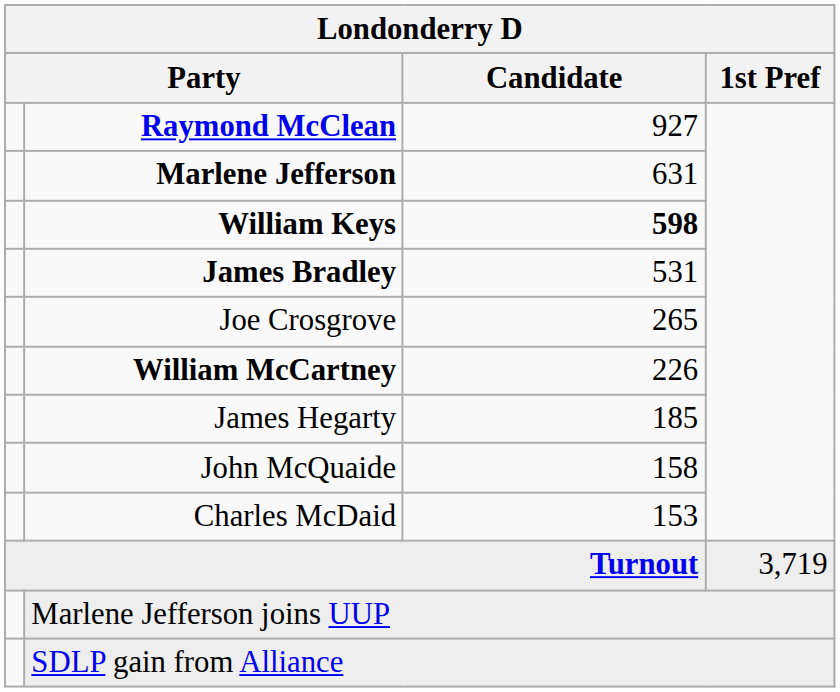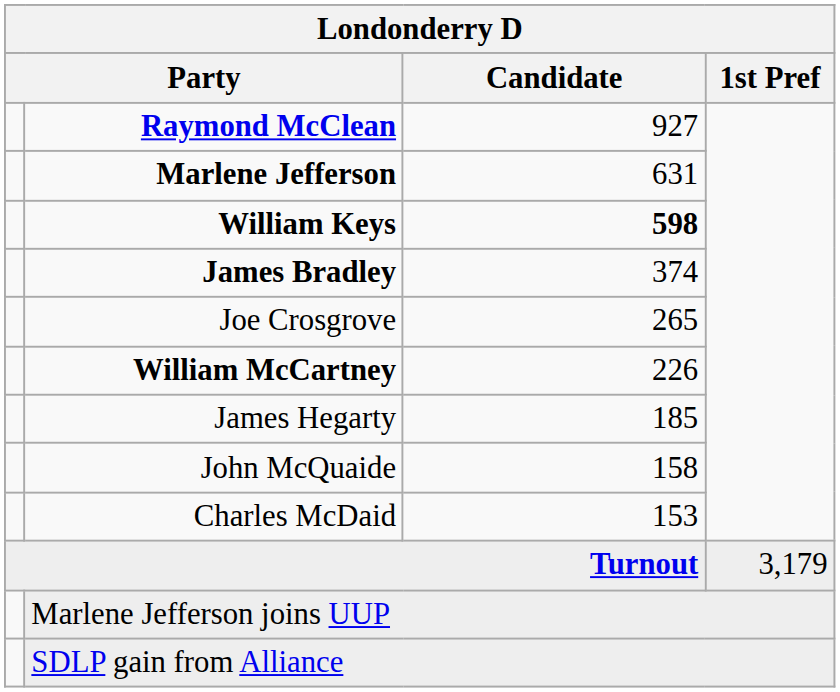(675, 272) 531 -> (675, 272) 374
(793, 564) 3,719 -> (793, 564) 3,179
